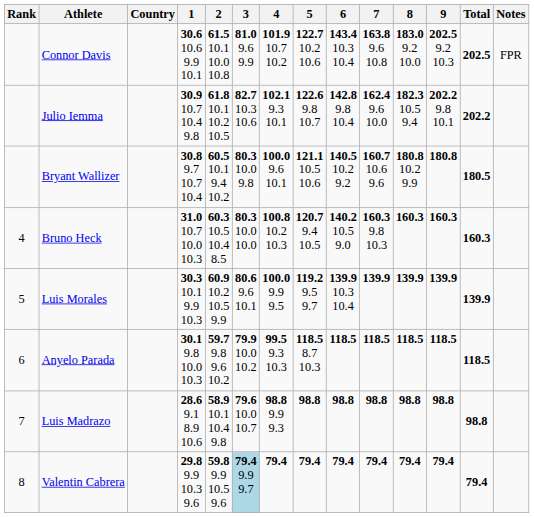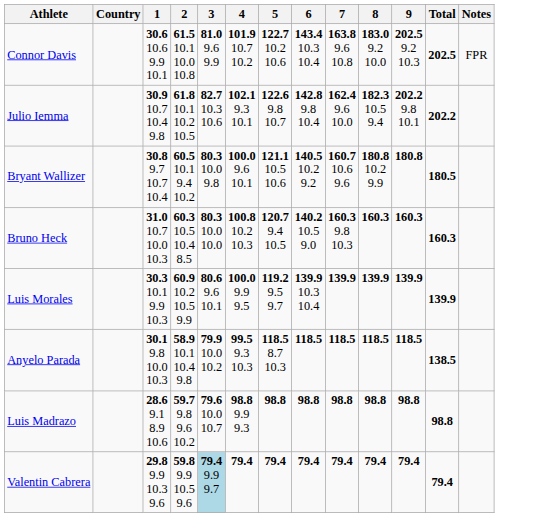- column: (22, 14)
(219, 360) 59.7 9.8 9.6 10.2 -> (184, 360) 58.9 10.1 10.4 9.8
(477, 360) 118.5 -> (442, 360) 138.5
(219, 421) 58.9 10.1 10.4 9.8 -> (184, 421) 59.7 9.8 9.6 10.2
